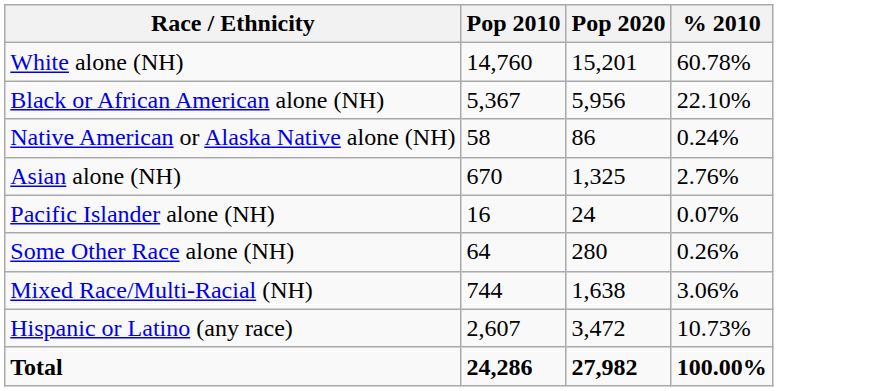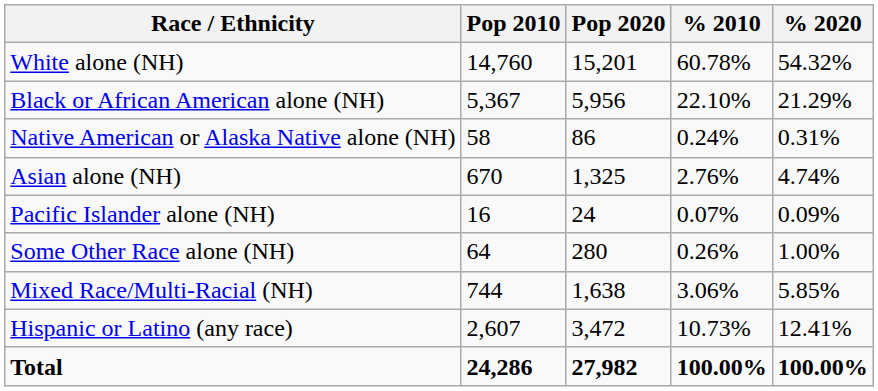+ column: (823, 23)
